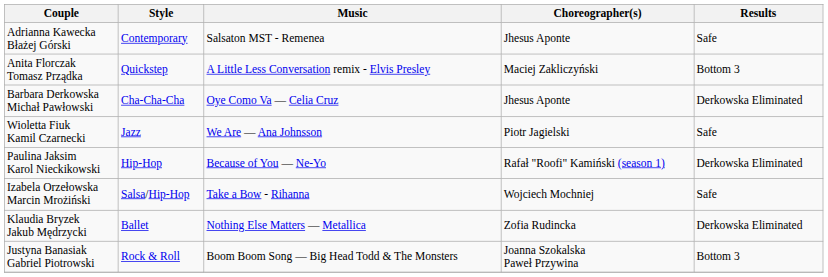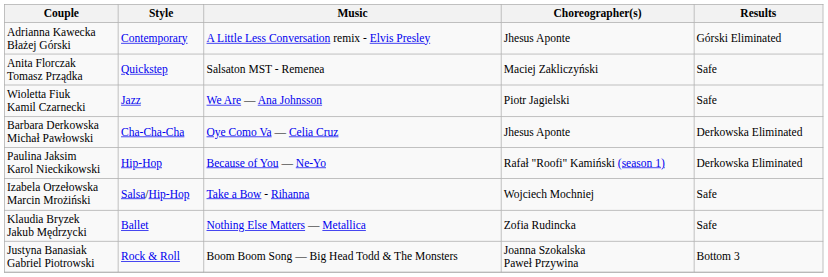(265, 38) Salsaton MST - Remenea -> (318, 38) A Little Less Conversation remix - Elvis Presley
(707, 38) Safe -> (739, 38) Górski Eliminated
(318, 69) A Little Less Conversation remix - Elvis Presley -> (265, 69) Salsaton MST - Remenea
(718, 69) Bottom 3 -> (707, 69) Safe
rows swapped: (46, 132) <-> (53, 100)
(749, 225) Derkowska Eliminated -> (707, 225) Safe
